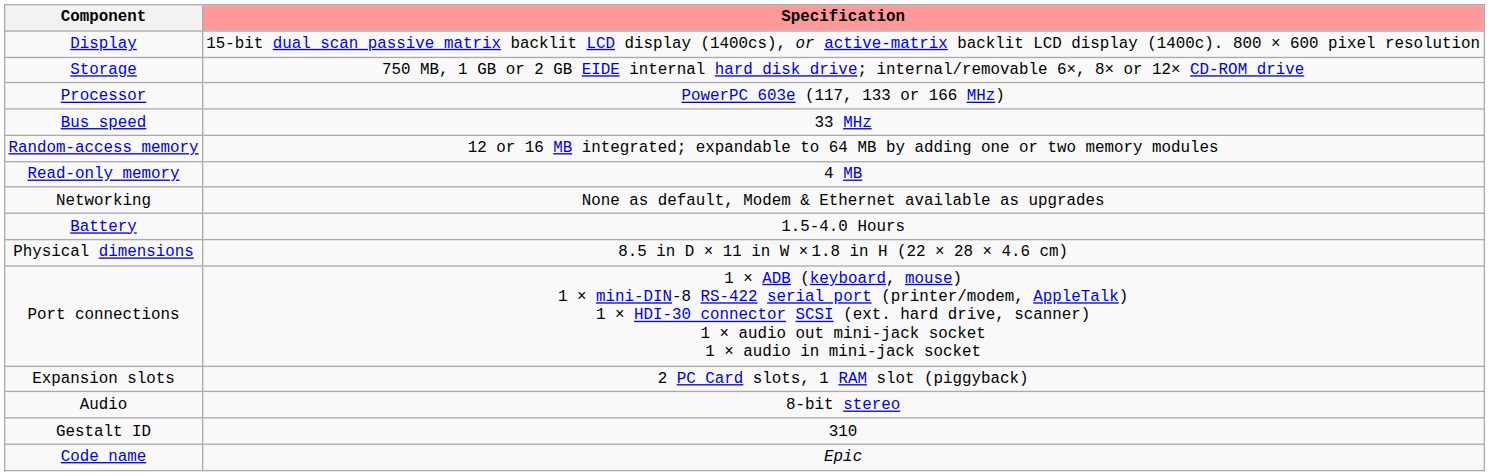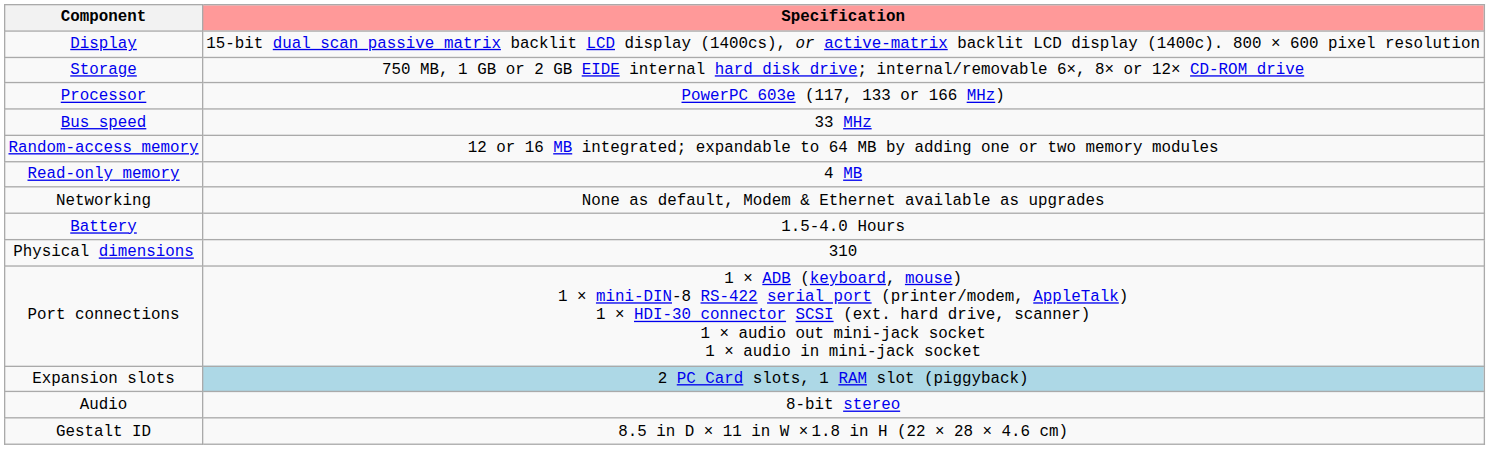(843, 253) 8.5 in D × 11 in W × 1.8 in H (22 × 28 × 4.6 cm) -> (843, 253) 310
(843, 379) no background -> (843, 379) lightblue background
(843, 431) 310 -> (843, 431) 8.5 in D × 11 in W × 1.8 in H (22 × 28 × 4.6 cm)
- row: (104, 457)
